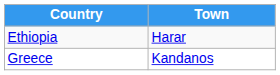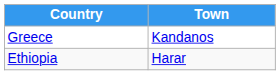rows swapped: (30, 59) <-> (32, 37)
